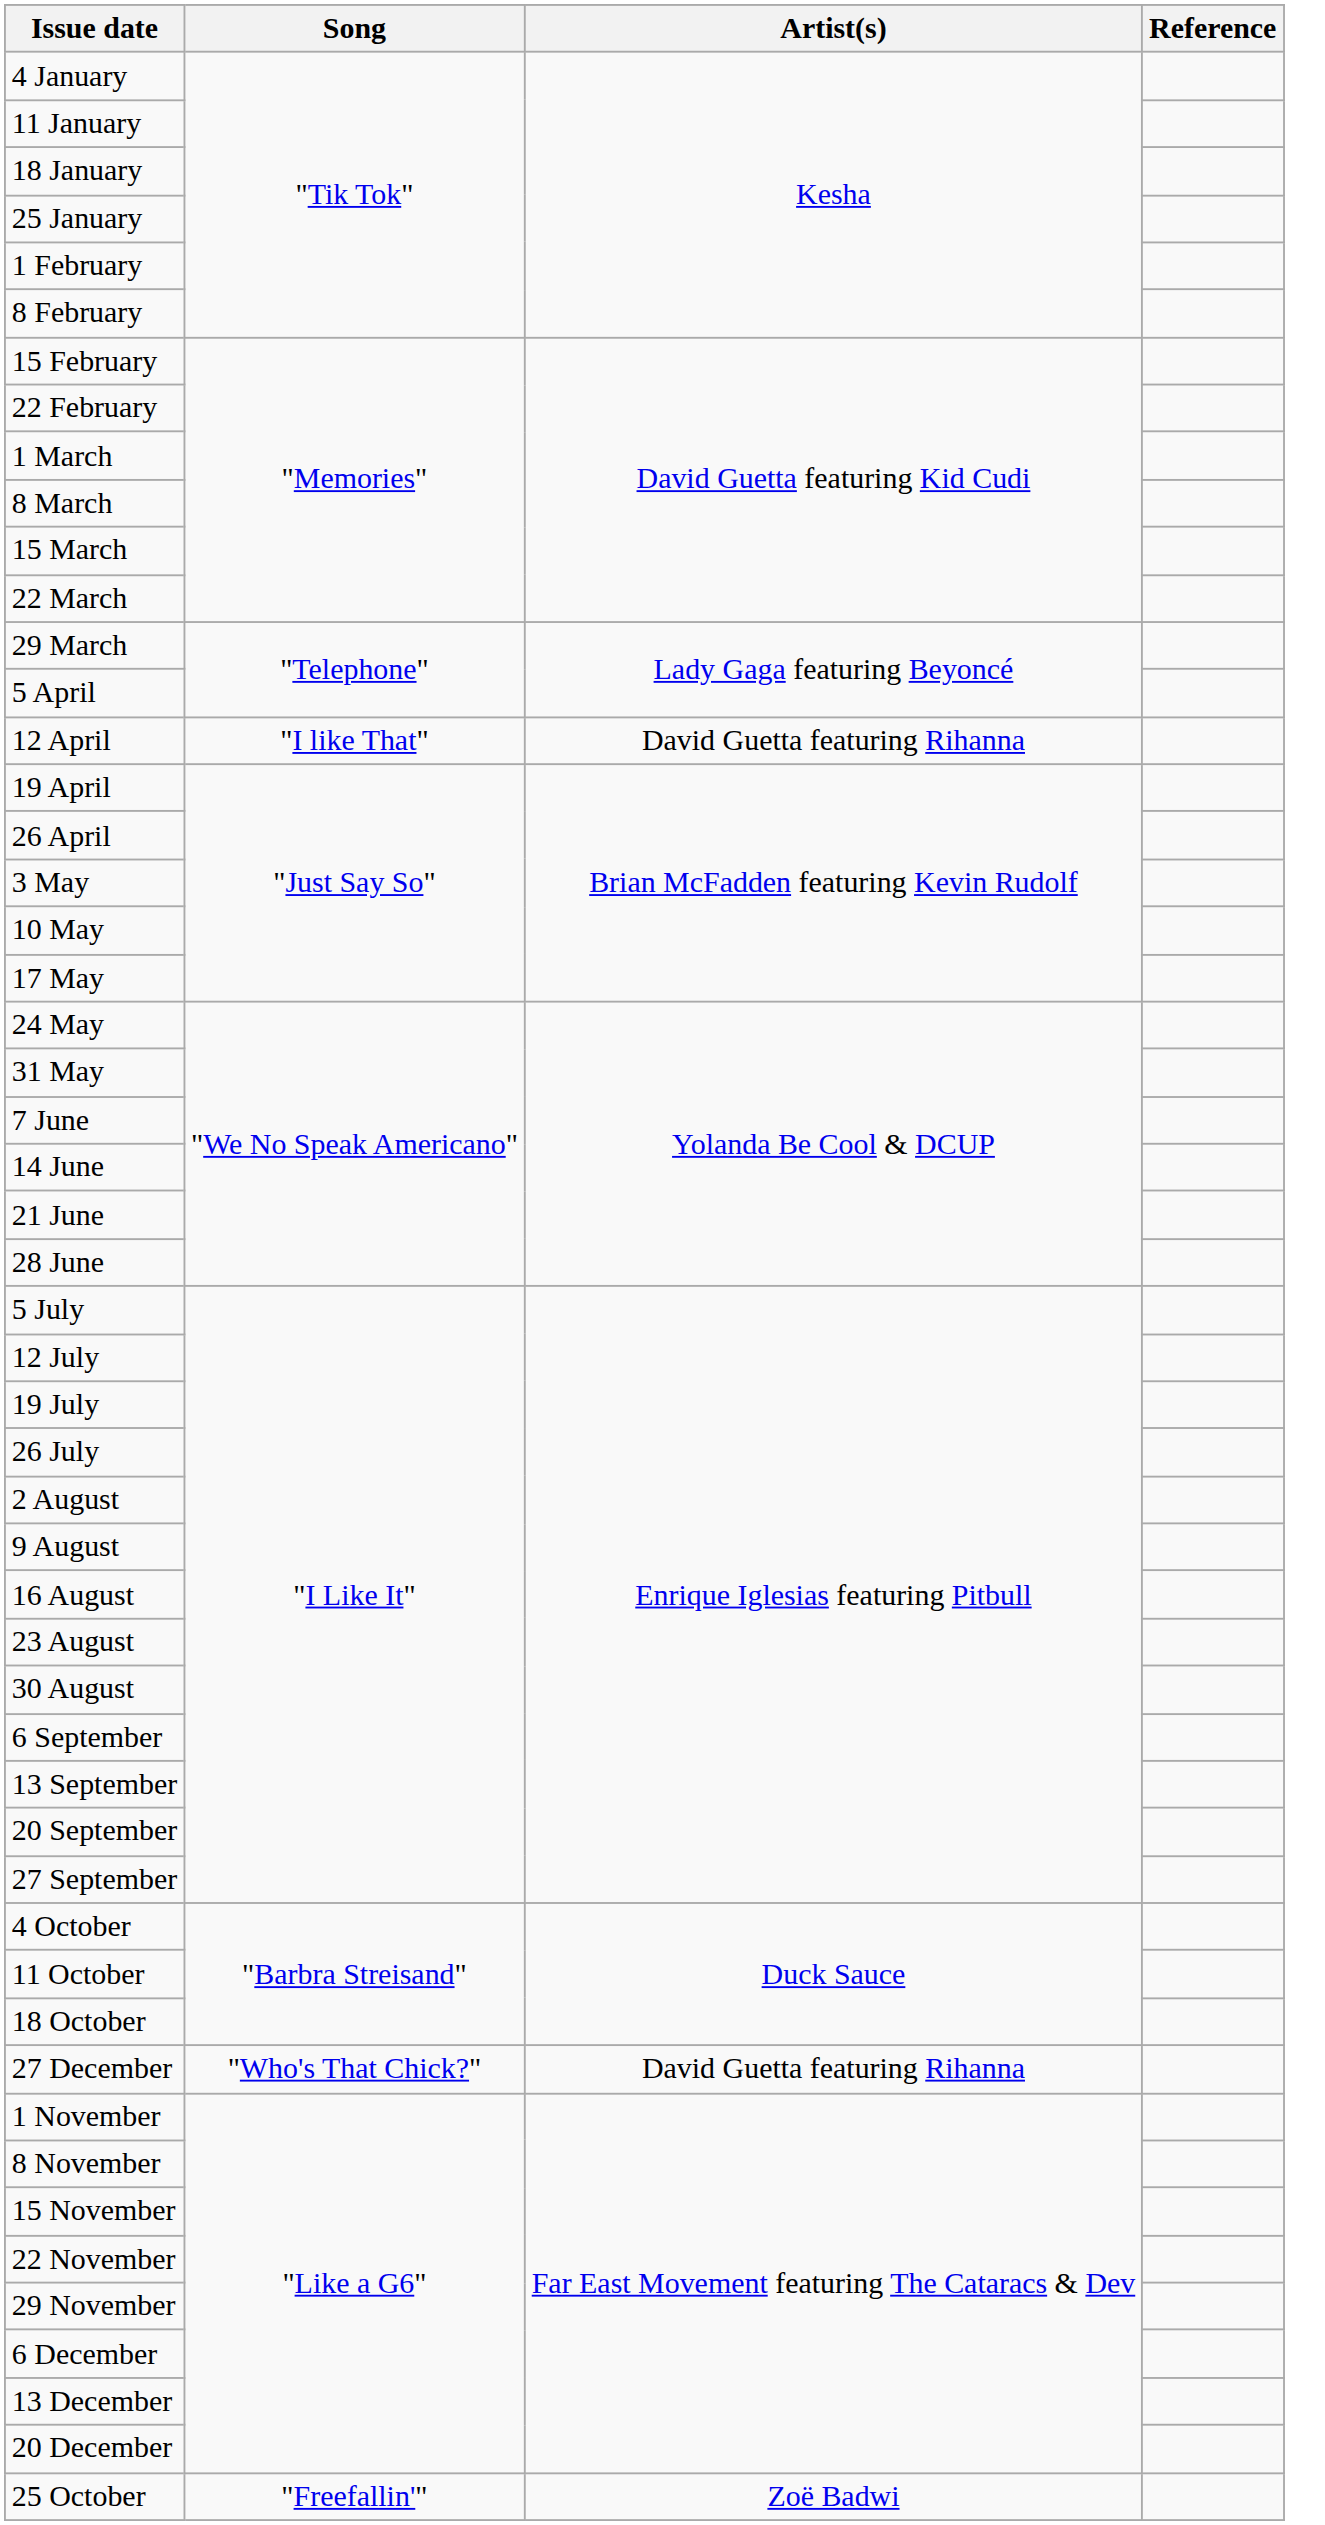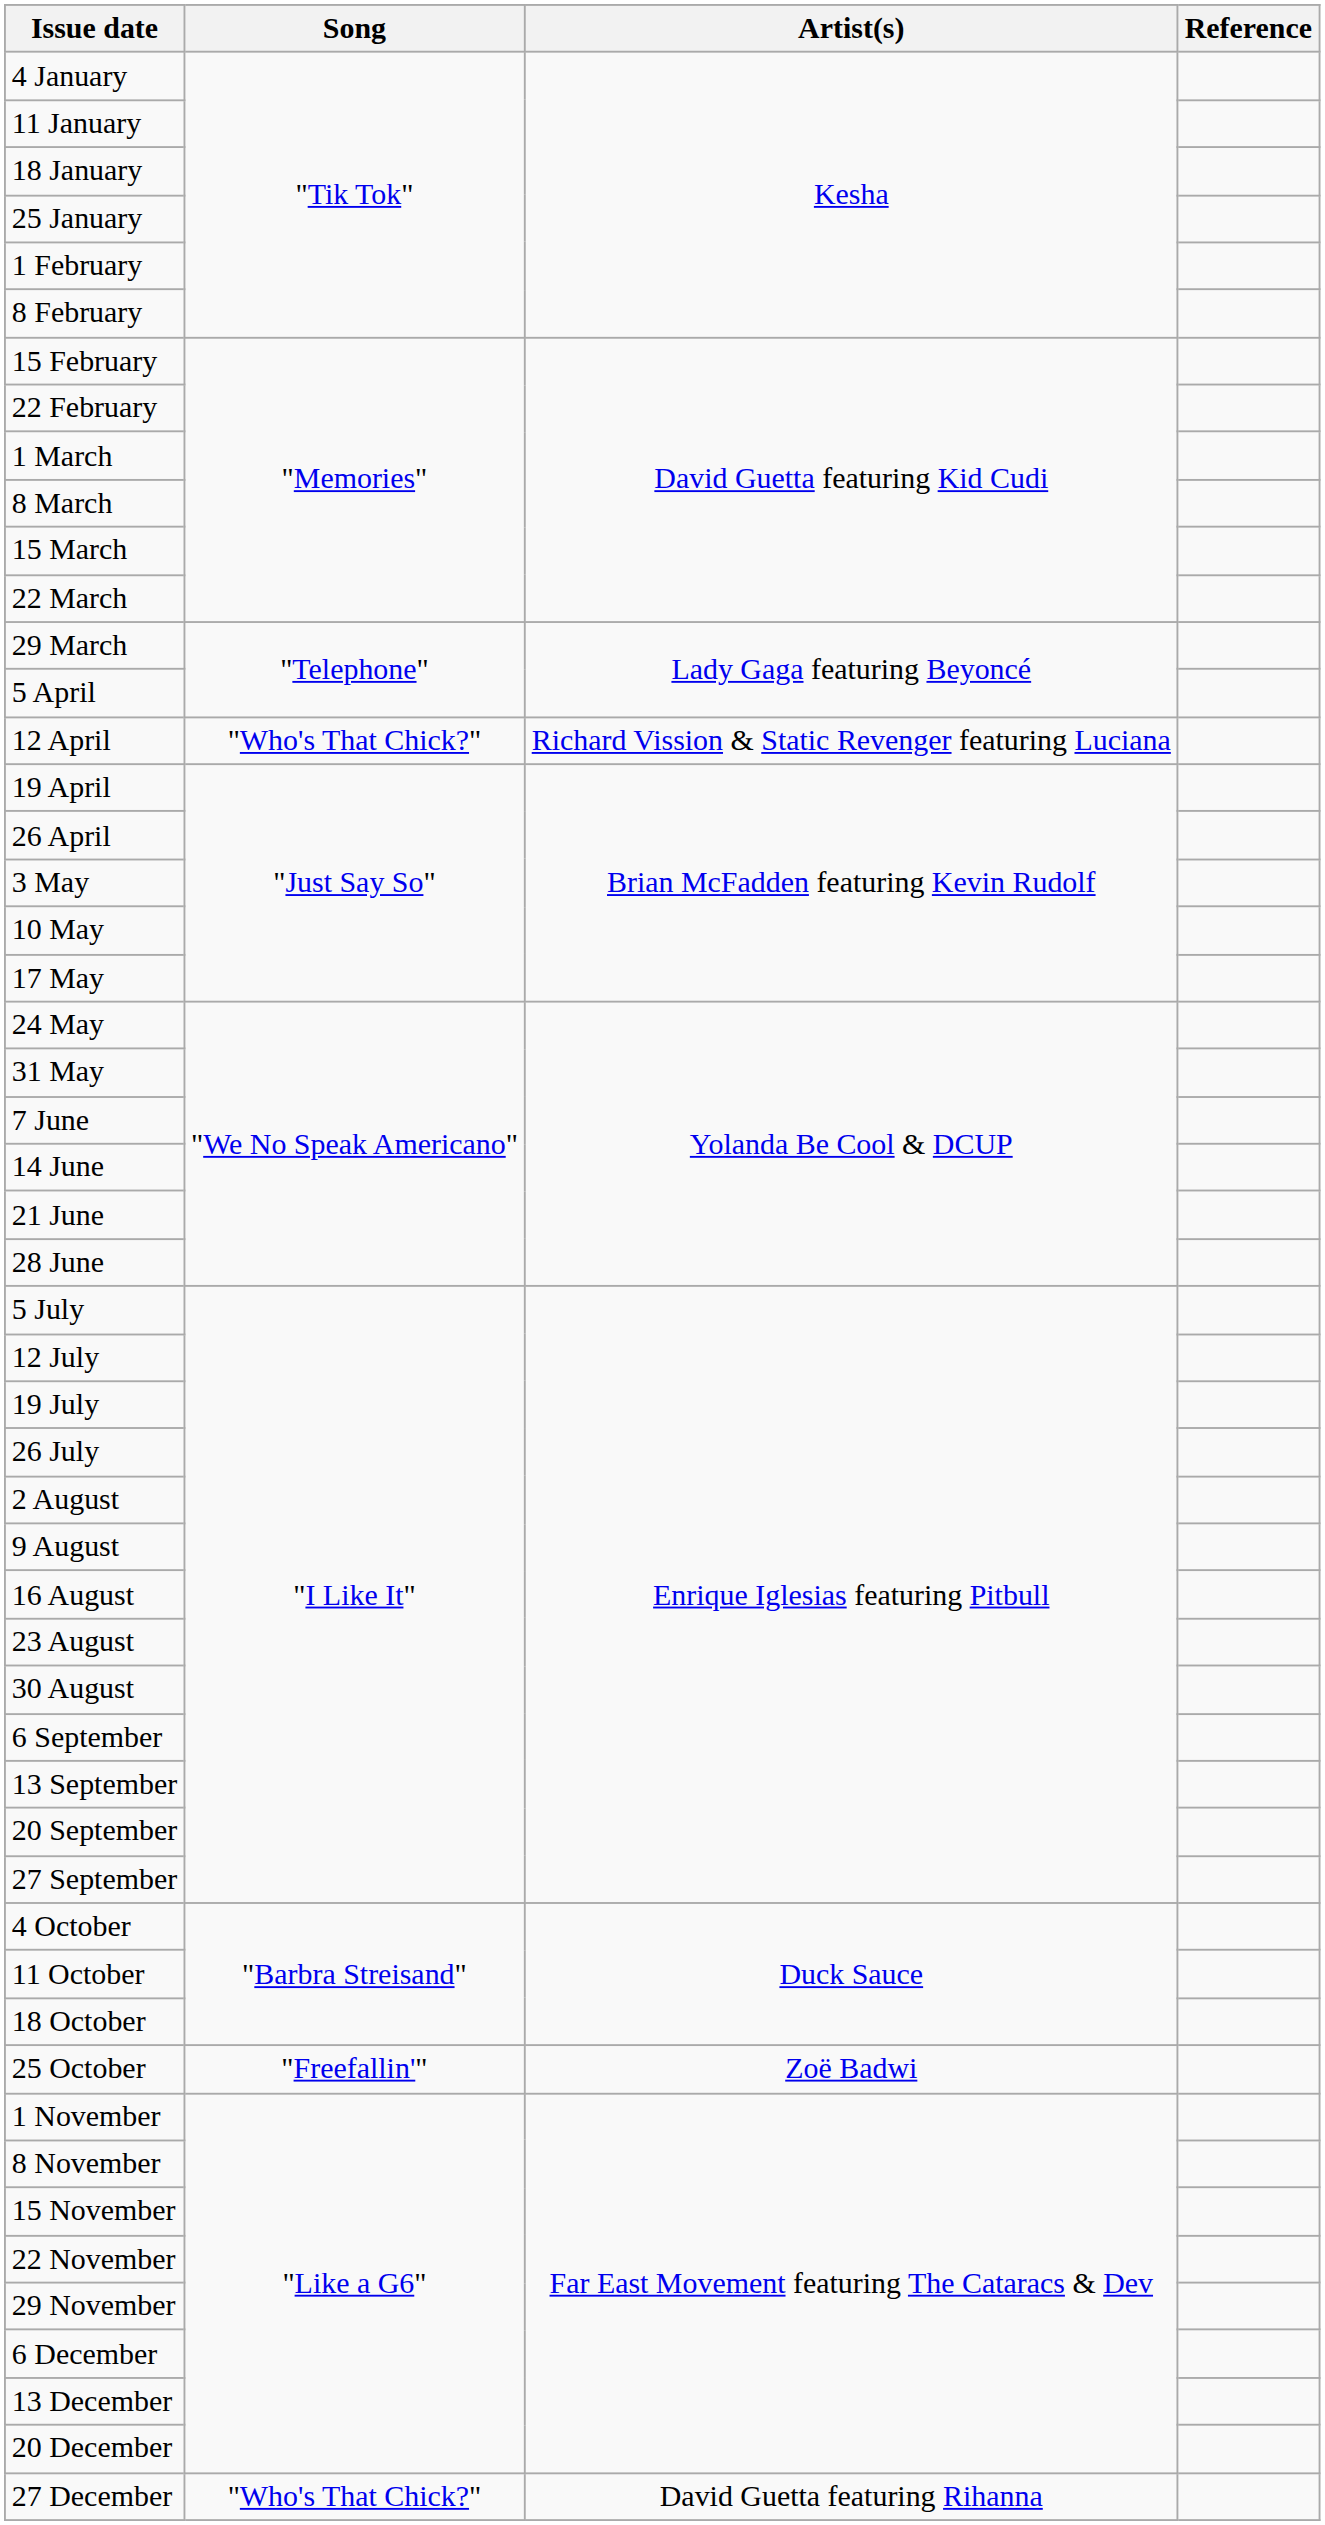(354, 739) "I like That" -> (354, 739) "Who's That Chick?"
(833, 739) David Guetta featuring Rihanna -> (851, 739) Richard Vission & Static Revenger featuring Luciana
rows swapped: (79, 2495) <-> (92, 2068)
